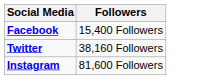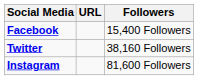+ column: (90, 13)
